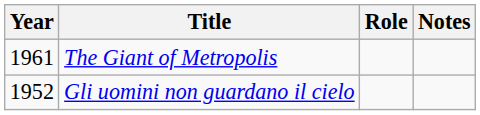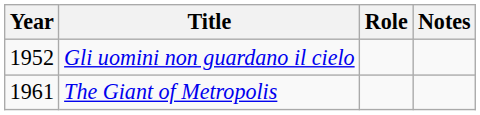rows swapped: (171, 57) <-> (209, 92)
